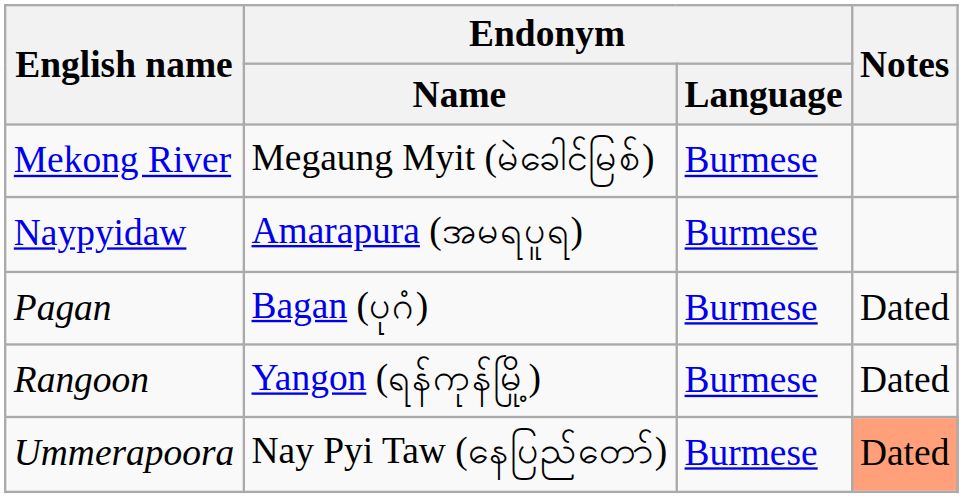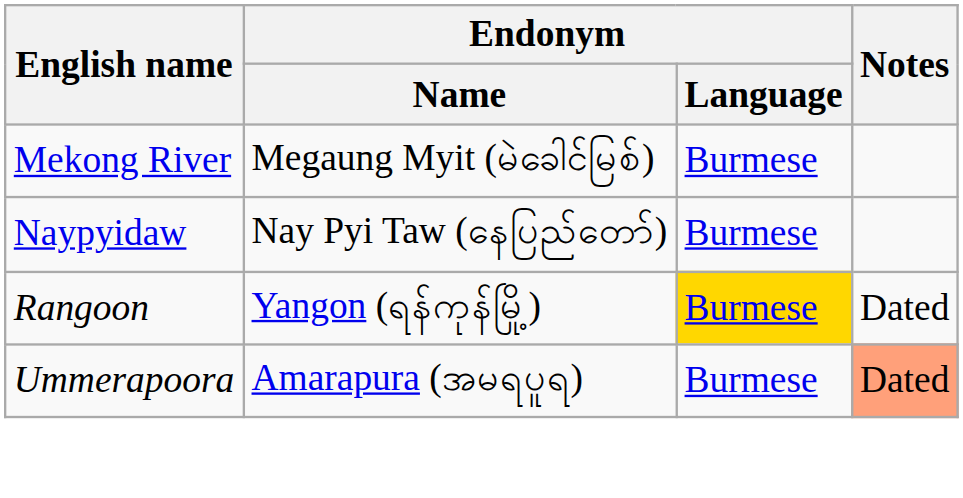(417, 231) Amarapura (အမရပူရ) -> (459, 231) Nay Pyi Taw (နေပြည်တော်)
- row: (63, 306)
(751, 380) no background -> (751, 306) gold background
(459, 451) Nay Pyi Taw (နေပြည်တော်) -> (417, 377) Amarapura (အမရပူရ)
